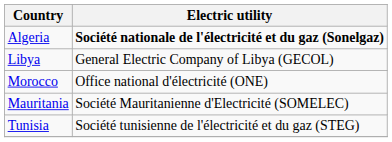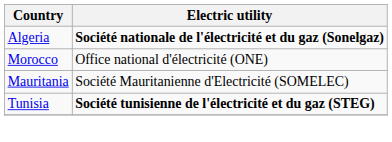- row: (24, 59)
(217, 125) normal -> (225, 103) bold
